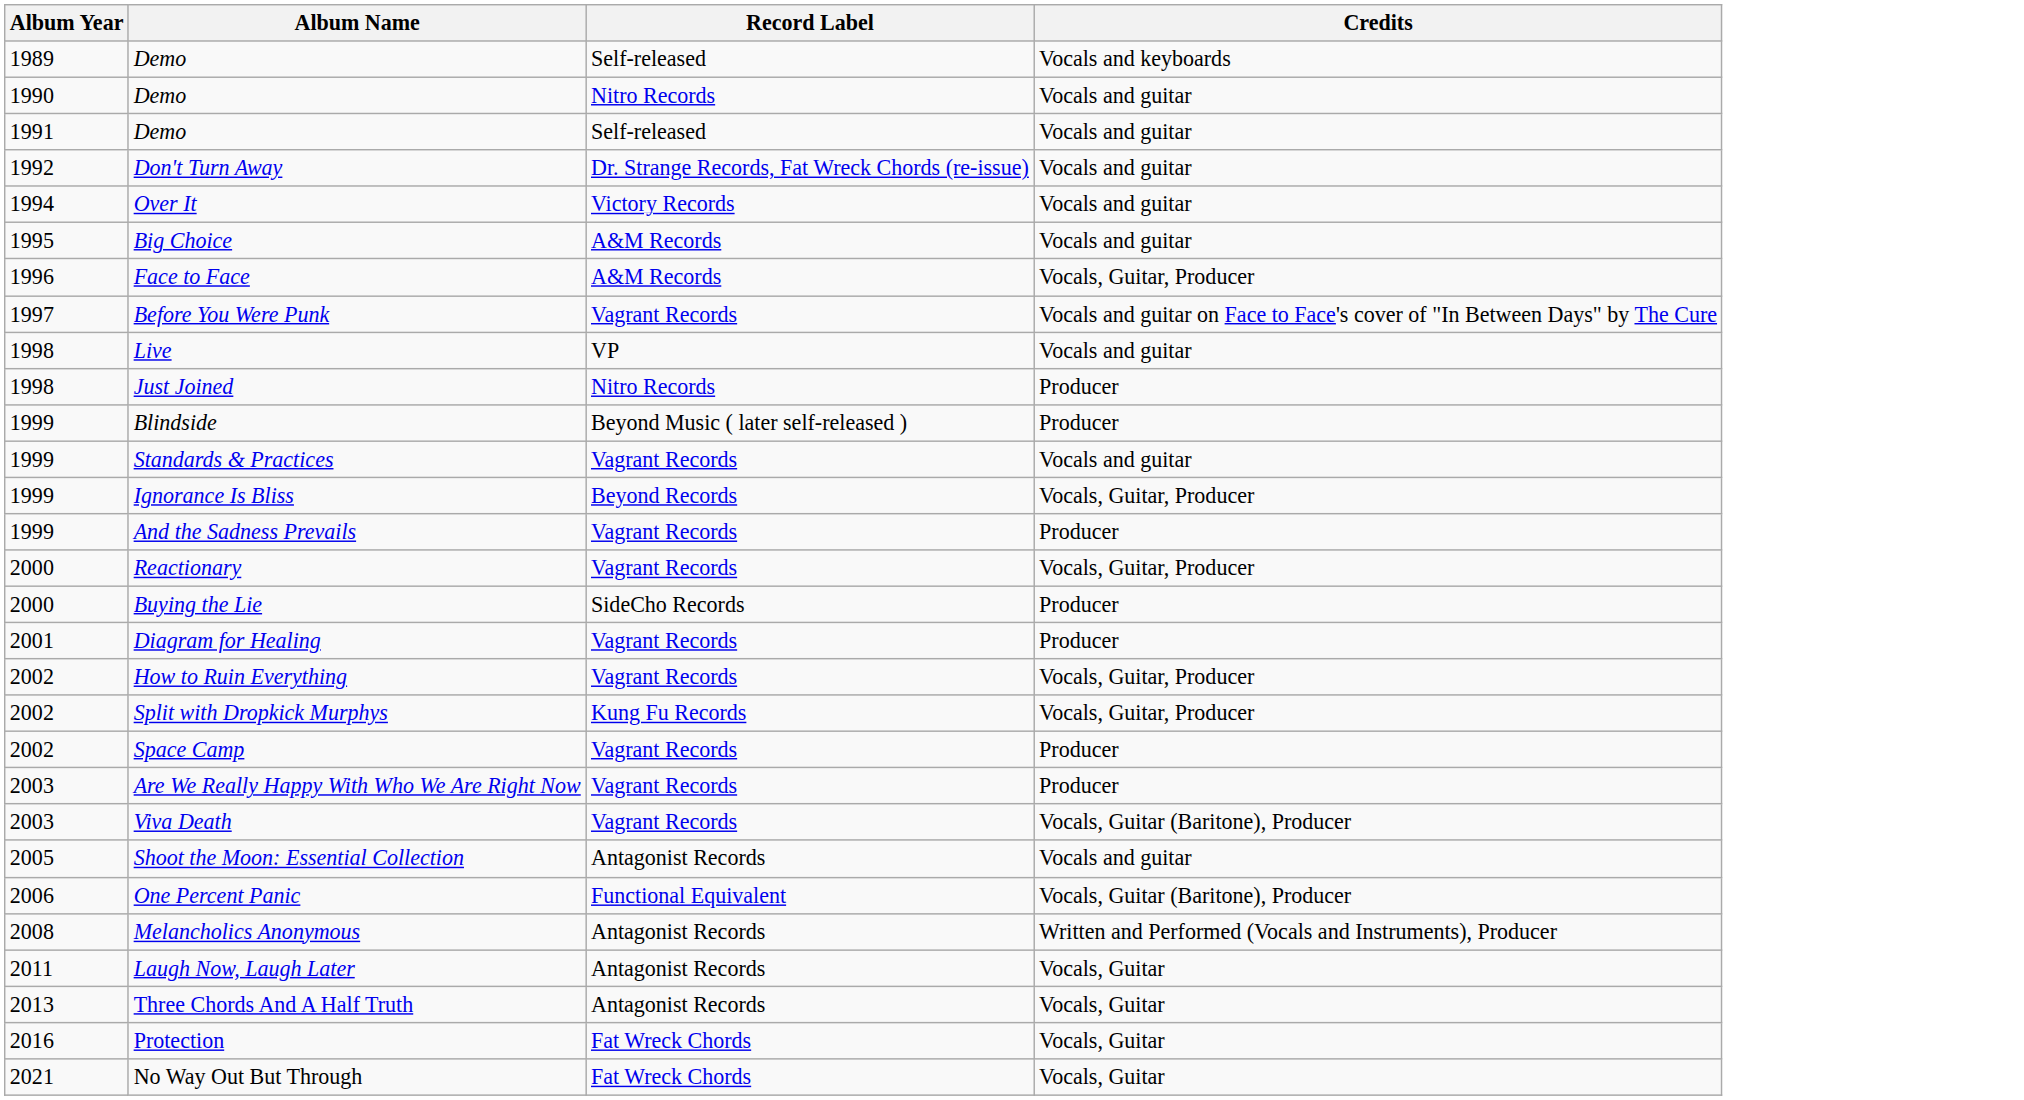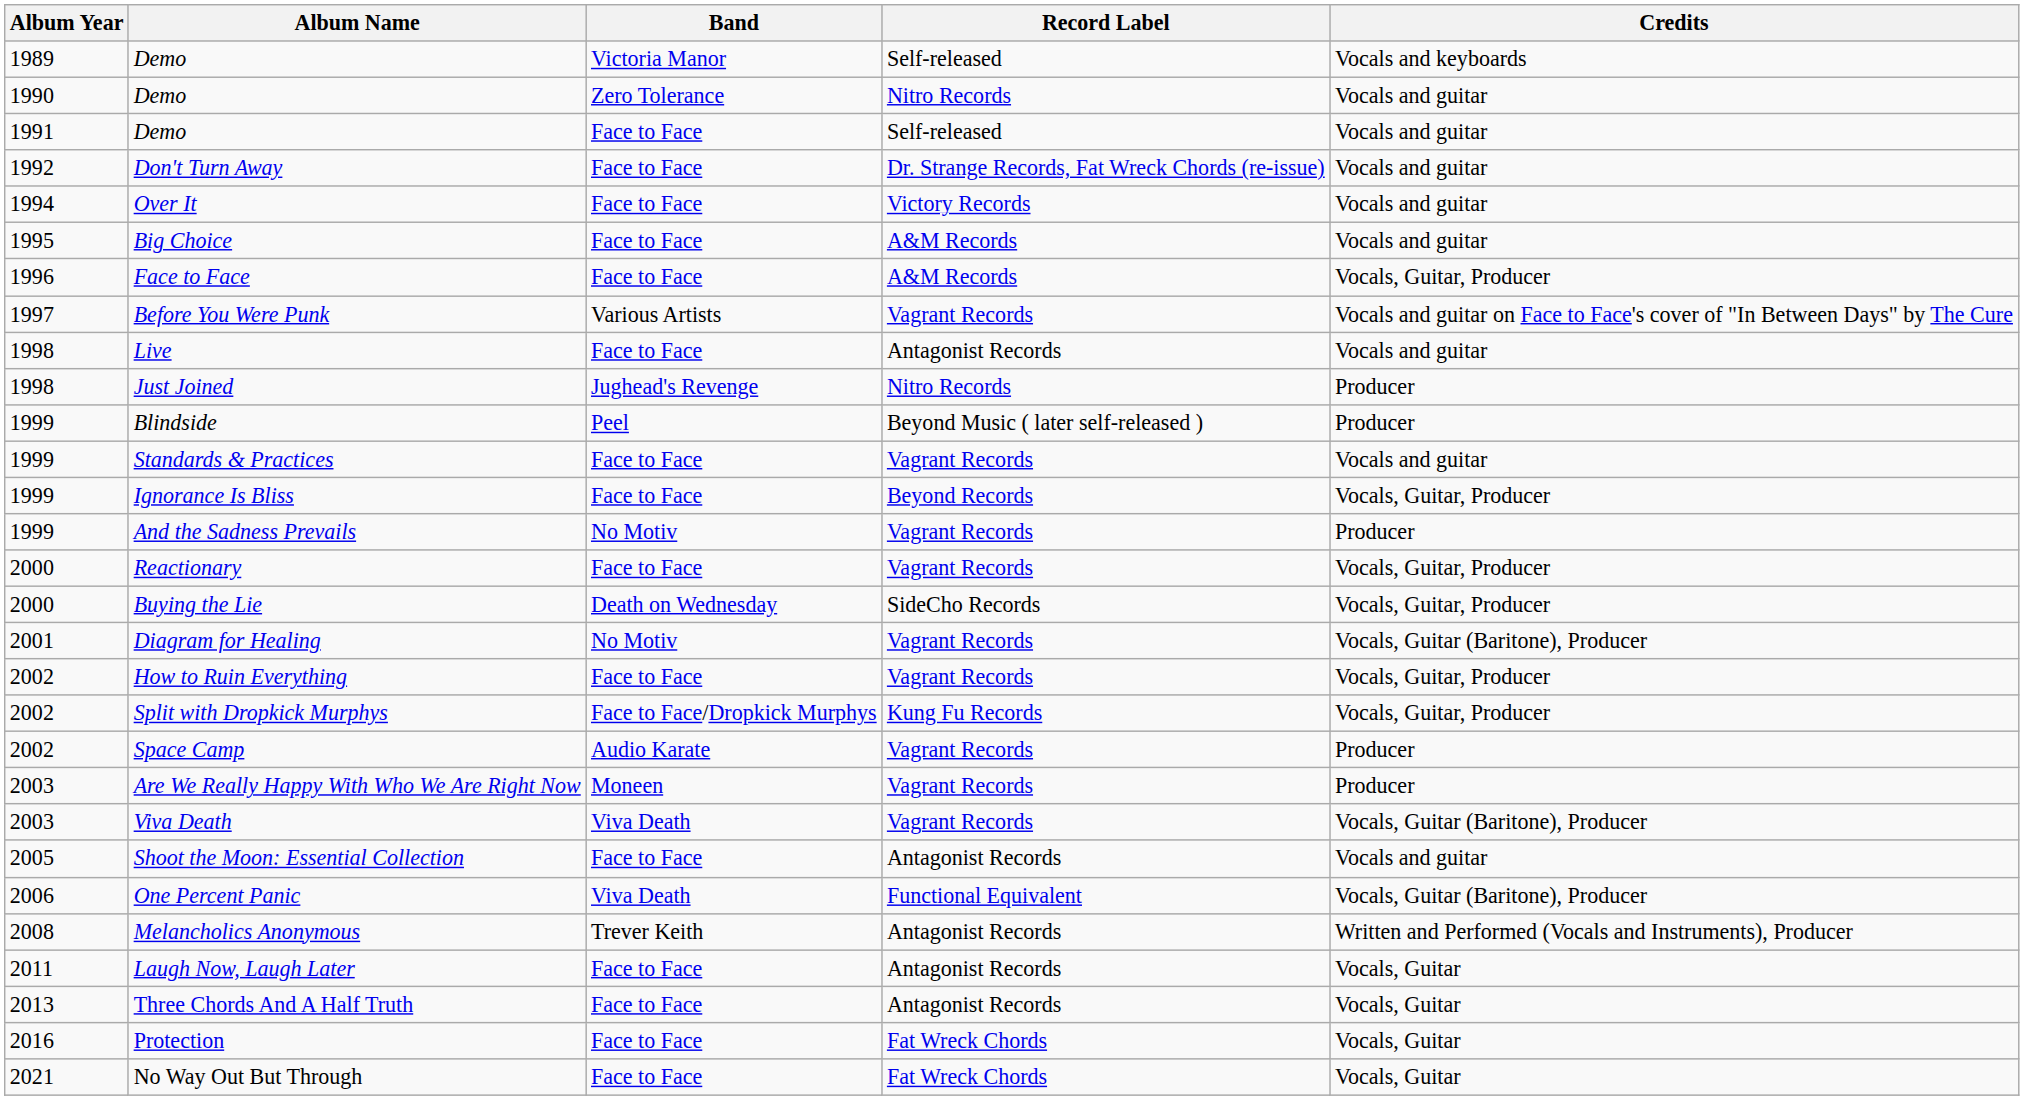+ column: (734, 22)
(605, 349) VP -> (974, 349) Antagonist Records
(1079, 604) Producer -> (1443, 604) Vocals, Guitar, Producer
(1079, 640) Producer -> (1491, 640) Vocals, Guitar (Baritone), Producer
